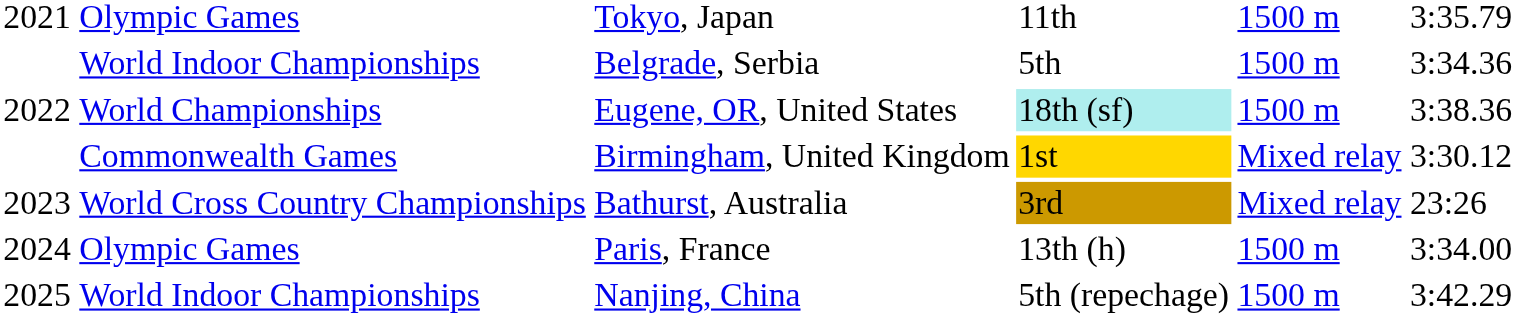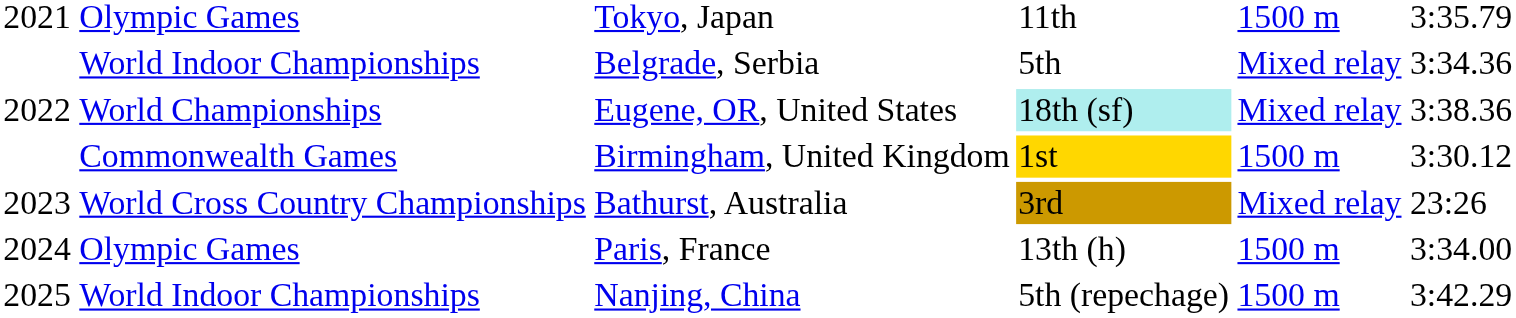(1289, 63) 1500 m -> (1319, 63) Mixed relay
(1289, 109) 1500 m -> (1319, 109) Mixed relay
(1319, 156) Mixed relay -> (1289, 156) 1500 m
